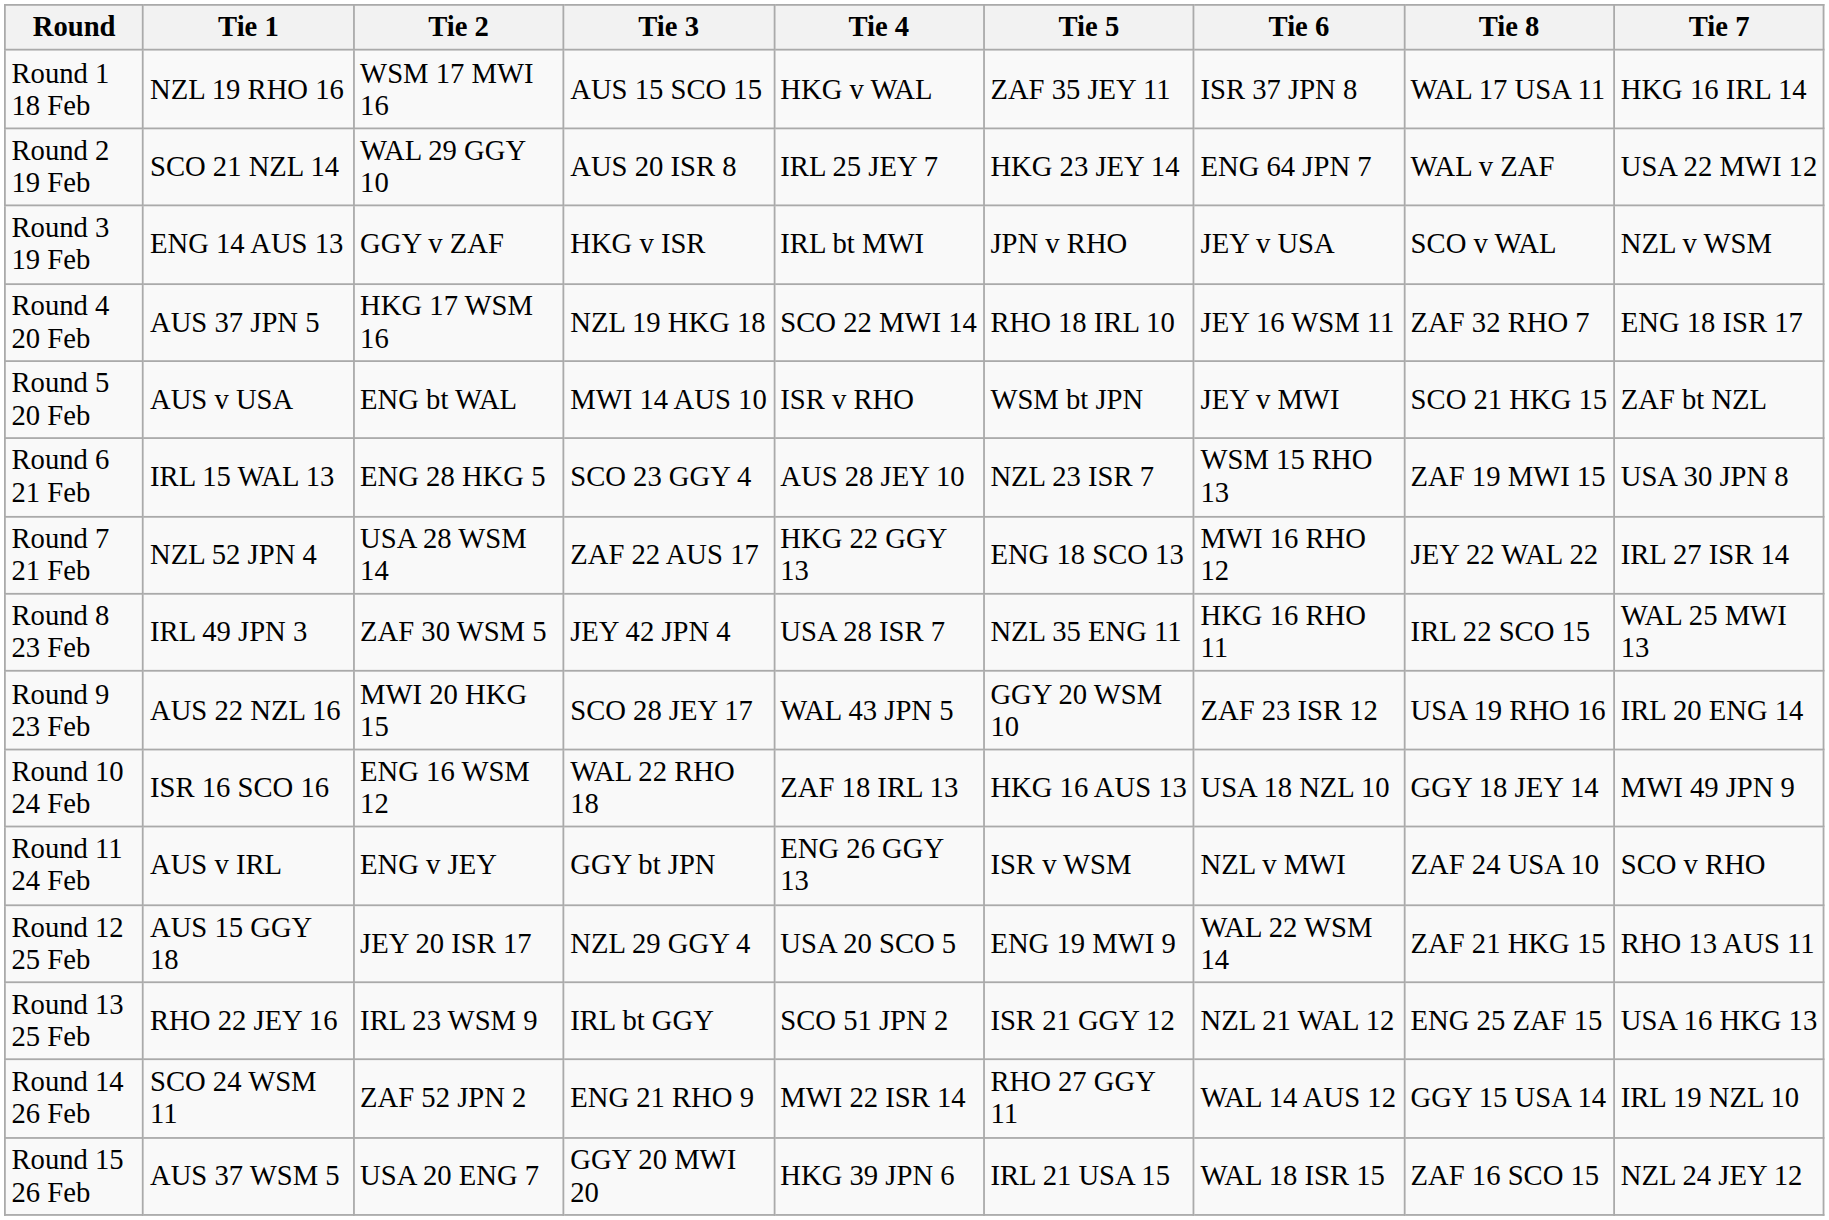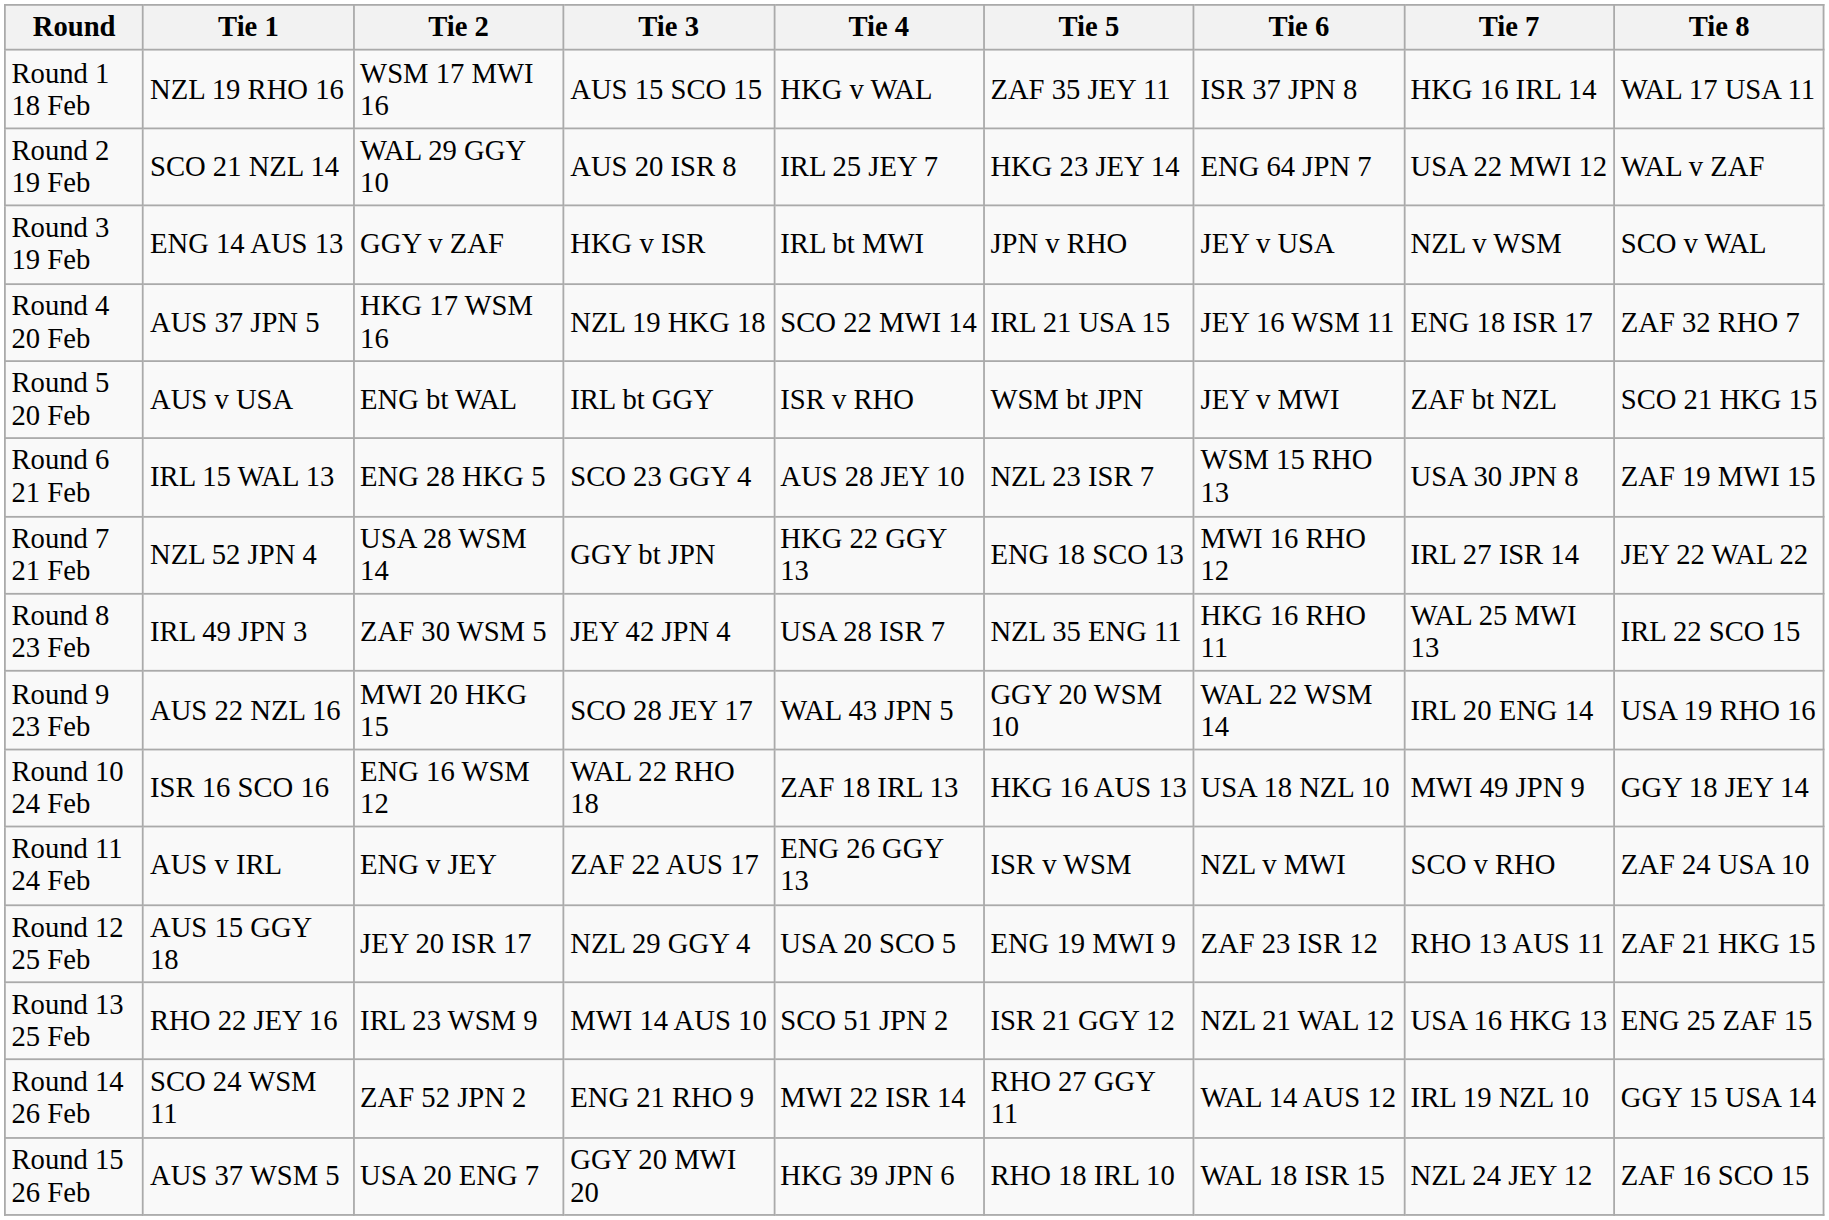columns swapped: (1719, 27) <-> (1509, 27)
(1083, 321) RHO 18 IRL 10 -> (1080, 321) IRL 21 USA 15
(668, 399) MWI 14 AUS 10 -> (642, 399) IRL bt GGY
(664, 554) ZAF 22 AUS 17 -> (643, 554) GGY bt JPN
(1289, 709) ZAF 23 ISR 12 -> (1286, 709) WAL 22 WSM 14
(643, 865) GGY bt JPN -> (664, 865) ZAF 22 AUS 17
(1286, 942) WAL 22 WSM 14 -> (1289, 942) ZAF 23 ISR 12
(642, 1020) IRL bt GGY -> (668, 1020) MWI 14 AUS 10
(1080, 1175) IRL 21 USA 15 -> (1083, 1175) RHO 18 IRL 10
